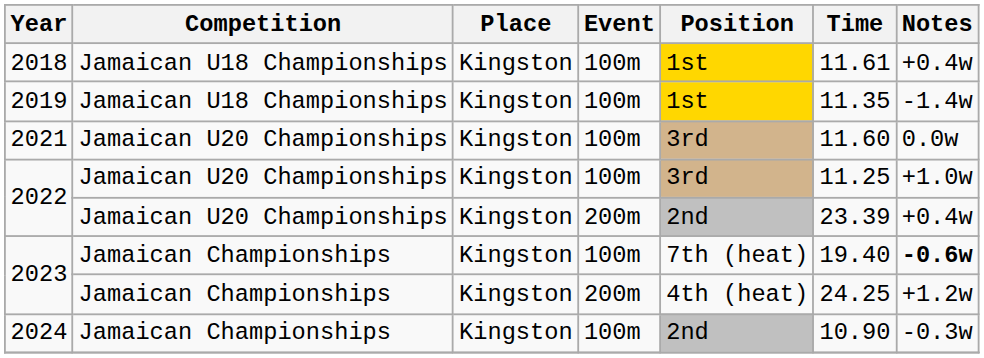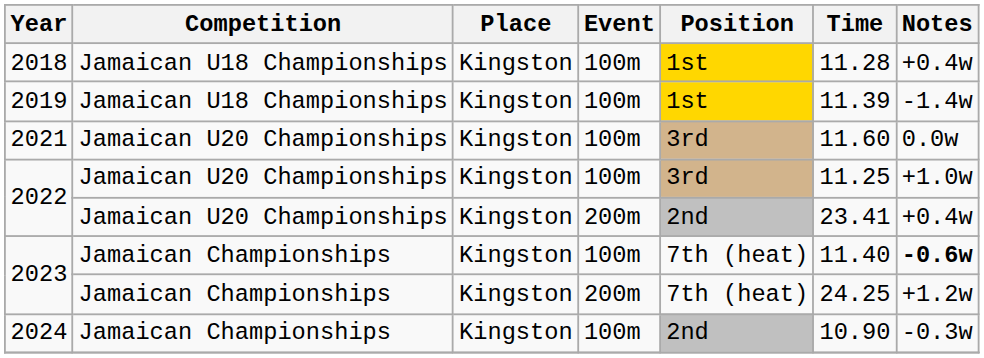(855, 63) 11.61 -> (855, 63) 11.28
(855, 101) 11.35 -> (855, 101) 11.39
(855, 217) 23.39 -> (855, 217) 23.41
(855, 256) 19.40 -> (855, 256) 11.40
(737, 294) 4th (heat) -> (737, 294) 7th (heat)
